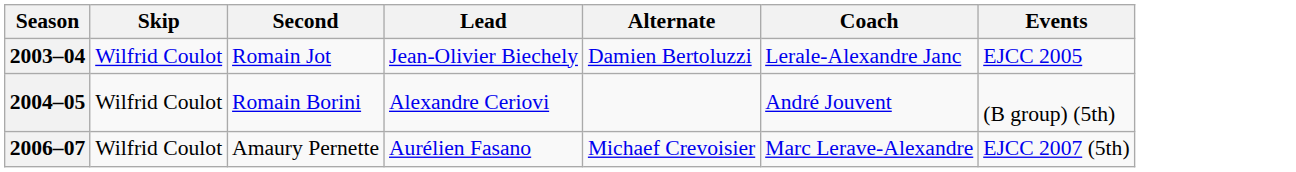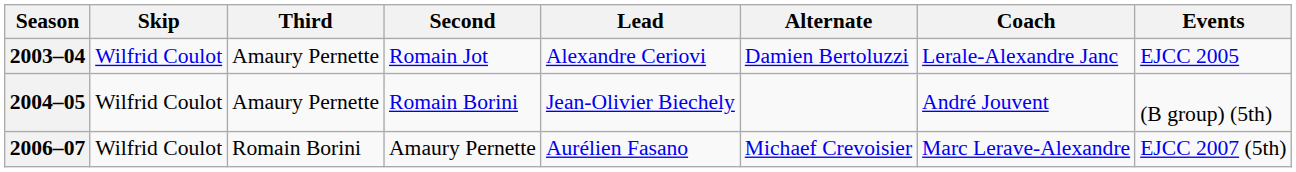+ column: (306, 21)
(483, 55) Jean-Olivier Biechely -> (626, 55) Alexandre Ceriovi
(469, 102) Alexandre Ceriovi -> (640, 102) Jean-Olivier Biechely
